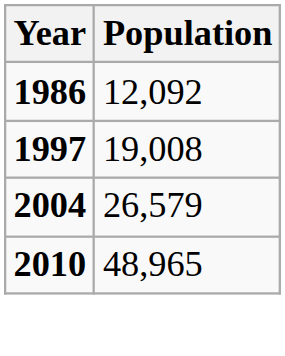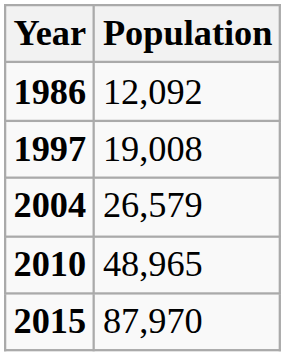+ row: (50, 321)
